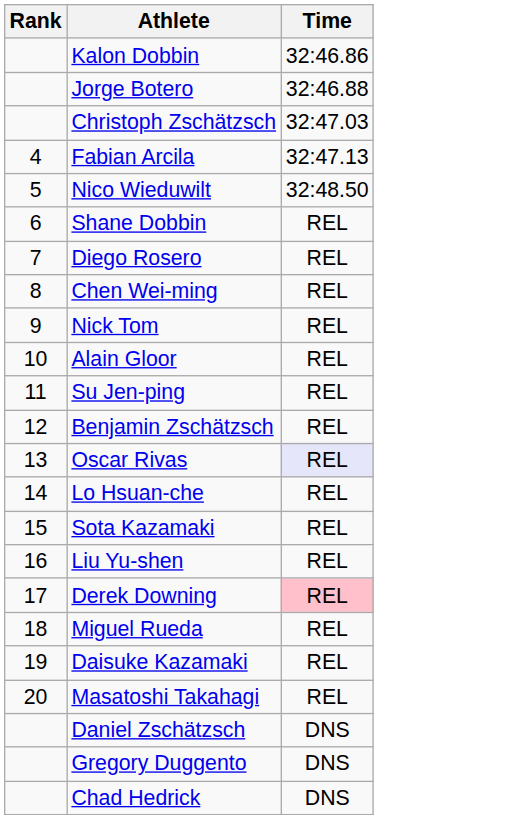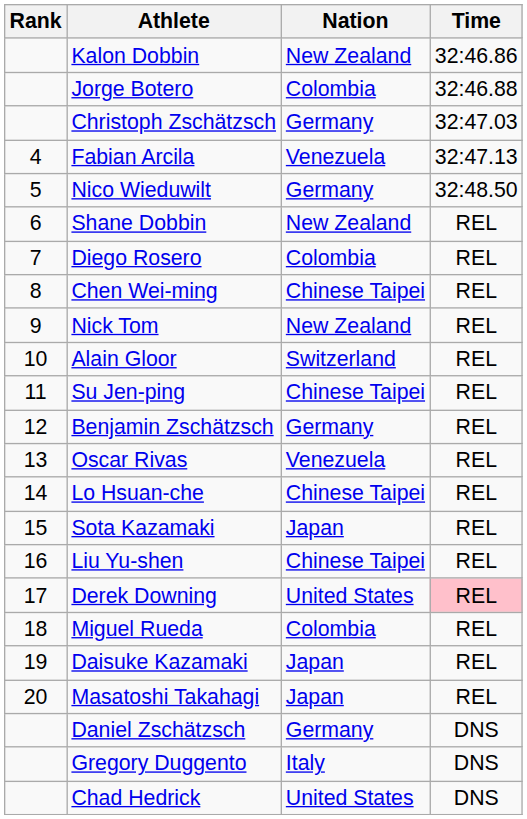+ column: (355, 21)
(327, 460) lavender background -> (476, 460) no background
